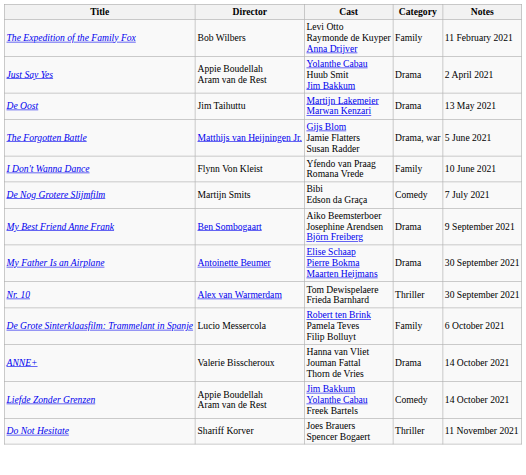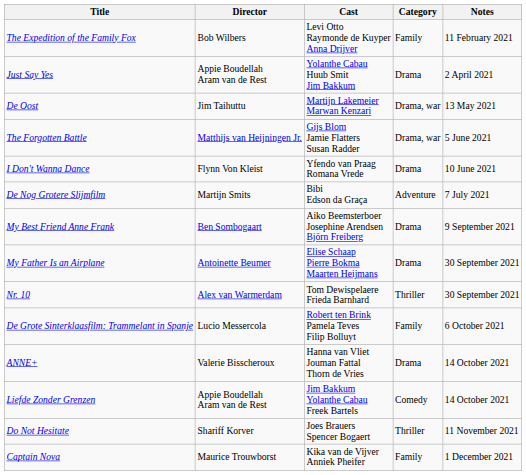(408, 106) Drama -> (418, 106) Drama, war
(409, 169) Family -> (408, 169) Drama
(411, 195) Comedy -> (415, 195) Adventure
+ row: (33, 457)
